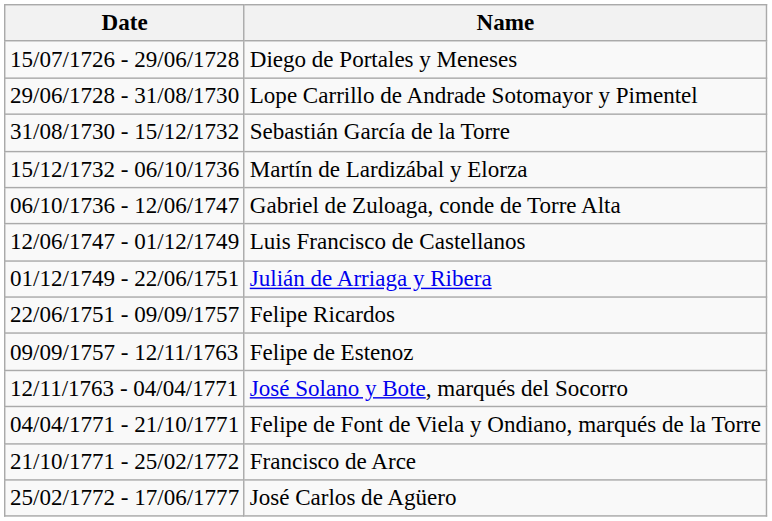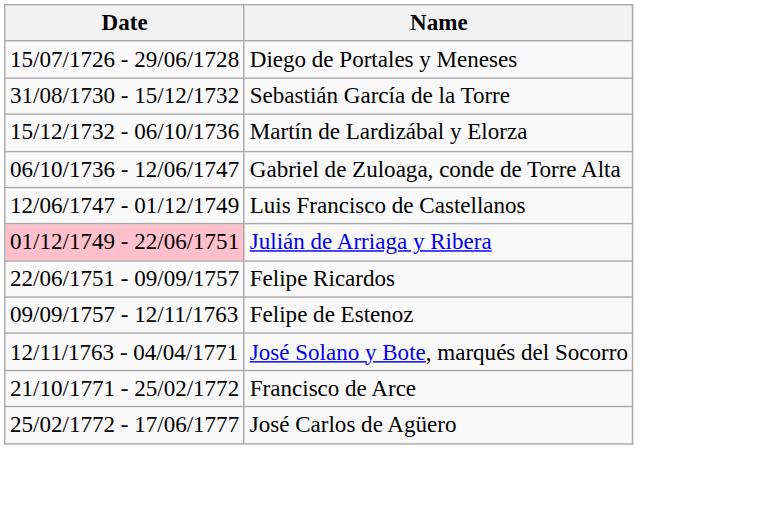- row: (474, 95)
(125, 278) no background -> (125, 242) pink background
- row: (505, 424)
